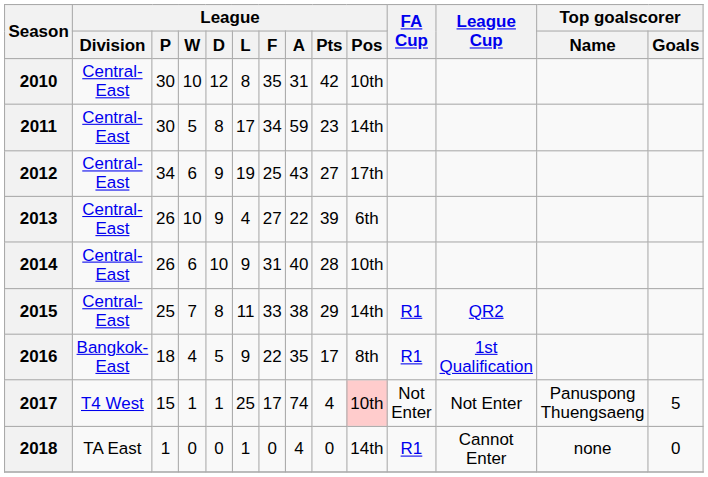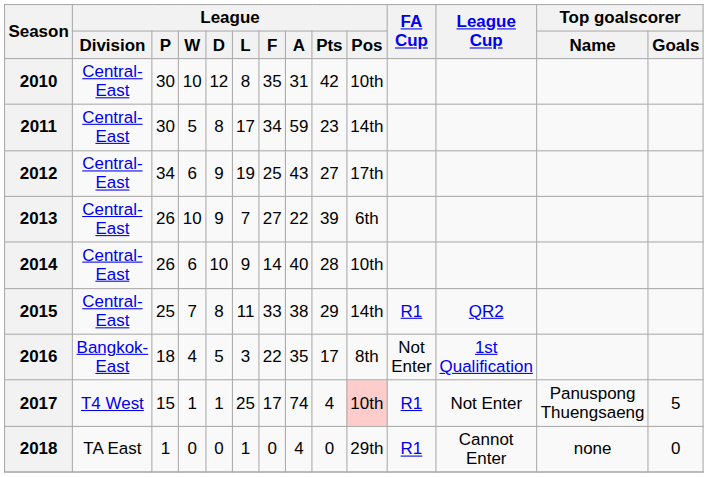(246, 219) 4 -> (246, 219) 7
(272, 265) 31 -> (272, 265) 14
(246, 357) 9 -> (246, 357) 3
(411, 357) R1 -> (411, 357) Not Enter
(411, 403) Not Enter -> (411, 403) R1
(367, 449) 14th -> (367, 449) 29th
